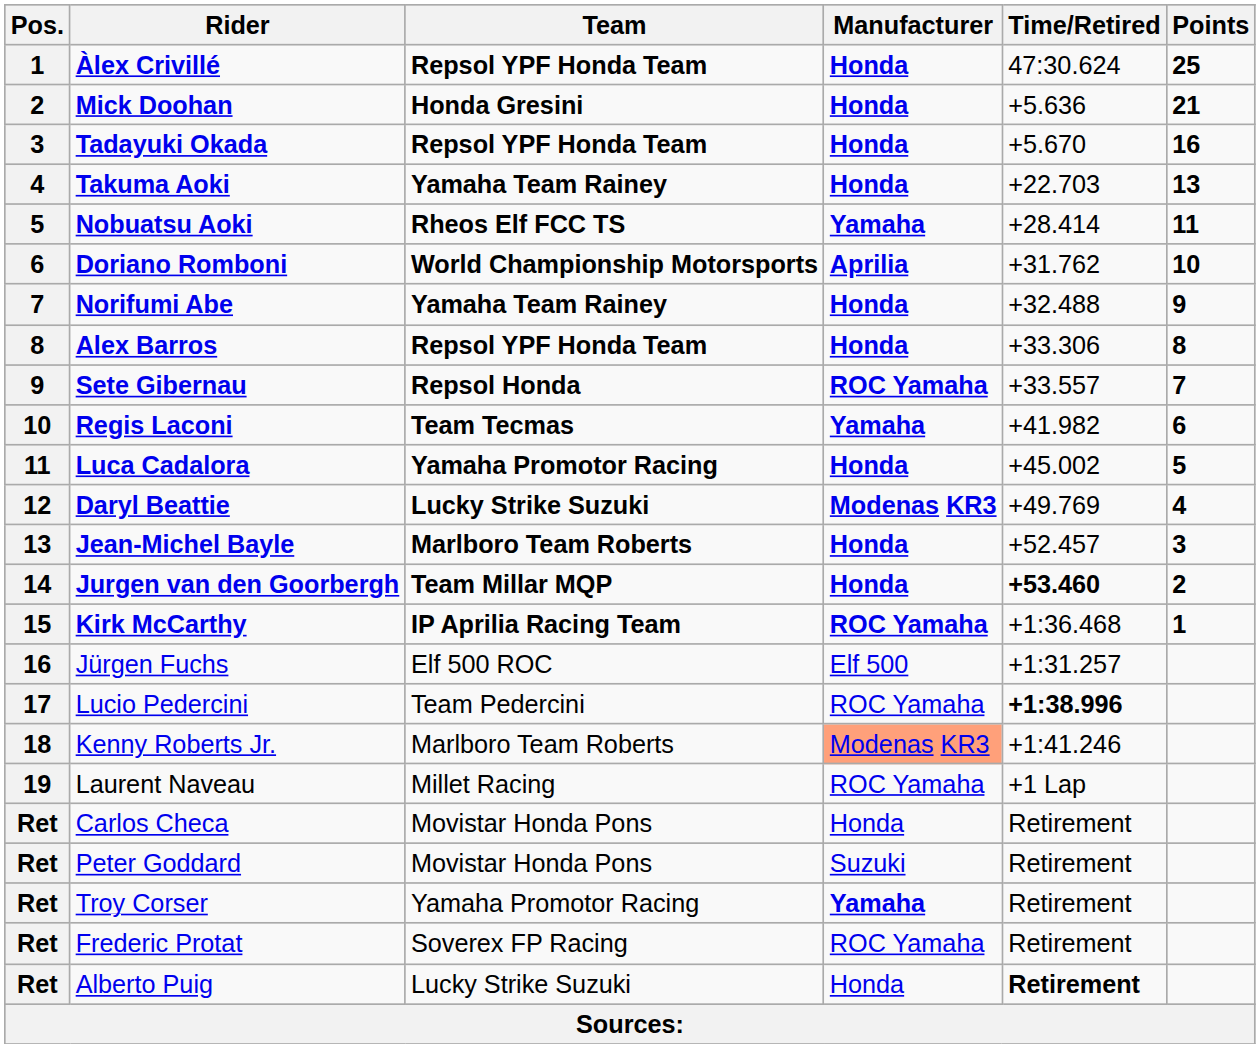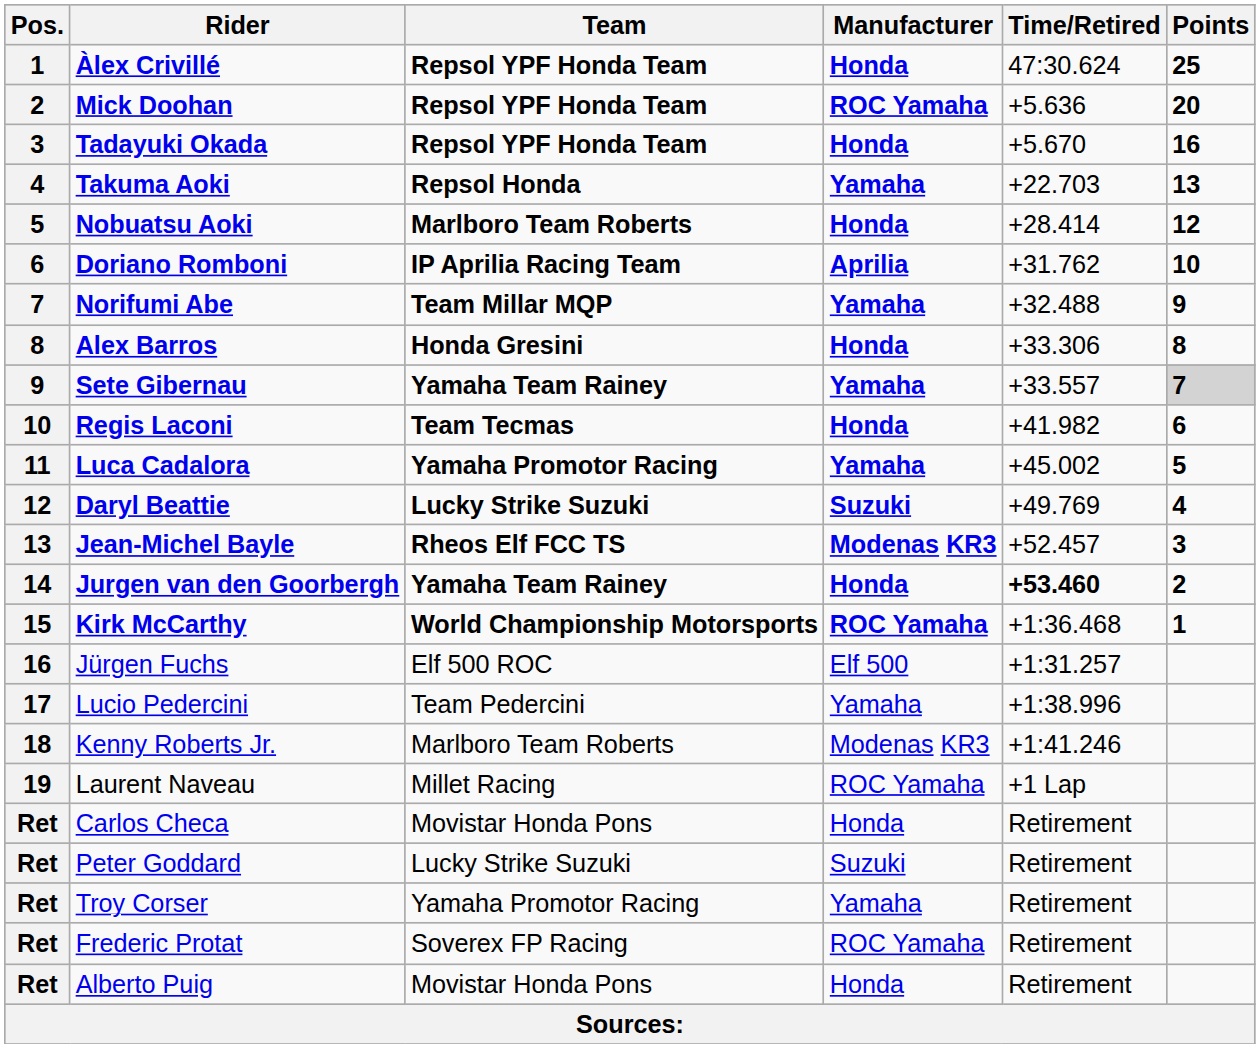(497, 105) Honda Gresini -> (559, 105) Repsol YPF Honda Team
(869, 105) Honda -> (909, 105) ROC Yamaha
(1186, 105) 21 -> (1186, 105) 20
(539, 185) Yamaha Team Rainey -> (496, 185) Repsol Honda
(869, 185) Honda -> (877, 185) Yamaha
(518, 225) Rheos Elf FCC TS -> (552, 225) Marlboro Team Roberts
(877, 225) Yamaha -> (869, 225) Honda
(1186, 225) 11 -> (1186, 225) 12
(615, 265) World Championship Motorsports -> (546, 265) IP Aprilia Racing Team
(539, 305) Yamaha Team Rainey -> (512, 305) Team Millar MQP
(869, 305) Honda -> (877, 305) Yamaha
(559, 345) Repsol YPF Honda Team -> (497, 345) Honda Gresini
(496, 384) Repsol Honda -> (539, 384) Yamaha Team Rainey
(909, 384) ROC Yamaha -> (877, 384) Yamaha
(1179, 384) no background -> (1179, 384) lightgrey background
(877, 424) Yamaha -> (869, 424) Honda
(869, 464) Honda -> (877, 464) Yamaha
(913, 504) Modenas KR3 -> (870, 504) Suzuki
(552, 544) Marlboro Team Roberts -> (518, 544) Rheos Elf FCC TS
(869, 544) Honda -> (913, 544) Modenas KR3
(512, 584) Team Millar MQP -> (539, 584) Yamaha Team Rainey
(546, 624) IP Aprilia Racing Team -> (615, 624) World Championship Motorsports
(907, 704) ROC Yamaha -> (876, 704) Yamaha
(1065, 704) bold -> (1065, 704) normal
(910, 744) lightsalmon background -> (910, 744) no background
(532, 864) Movistar Honda Pons -> (521, 864) Lucky Strike Suzuki
(877, 904) bold -> (876, 904) normal
(521, 984) Lucky Strike Suzuki -> (532, 984) Movistar Honda Pons
(1074, 984) bold -> (1070, 984) normal
